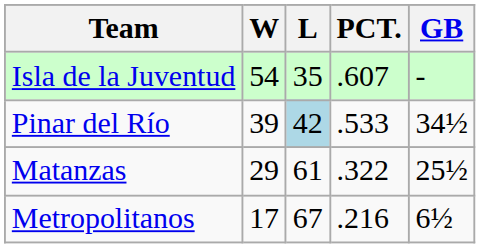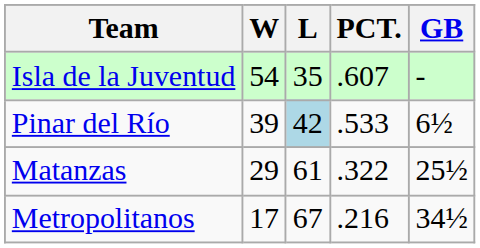(442, 123) 34½ -> (434, 123) 6½
(434, 218) 6½ -> (442, 218) 34½
